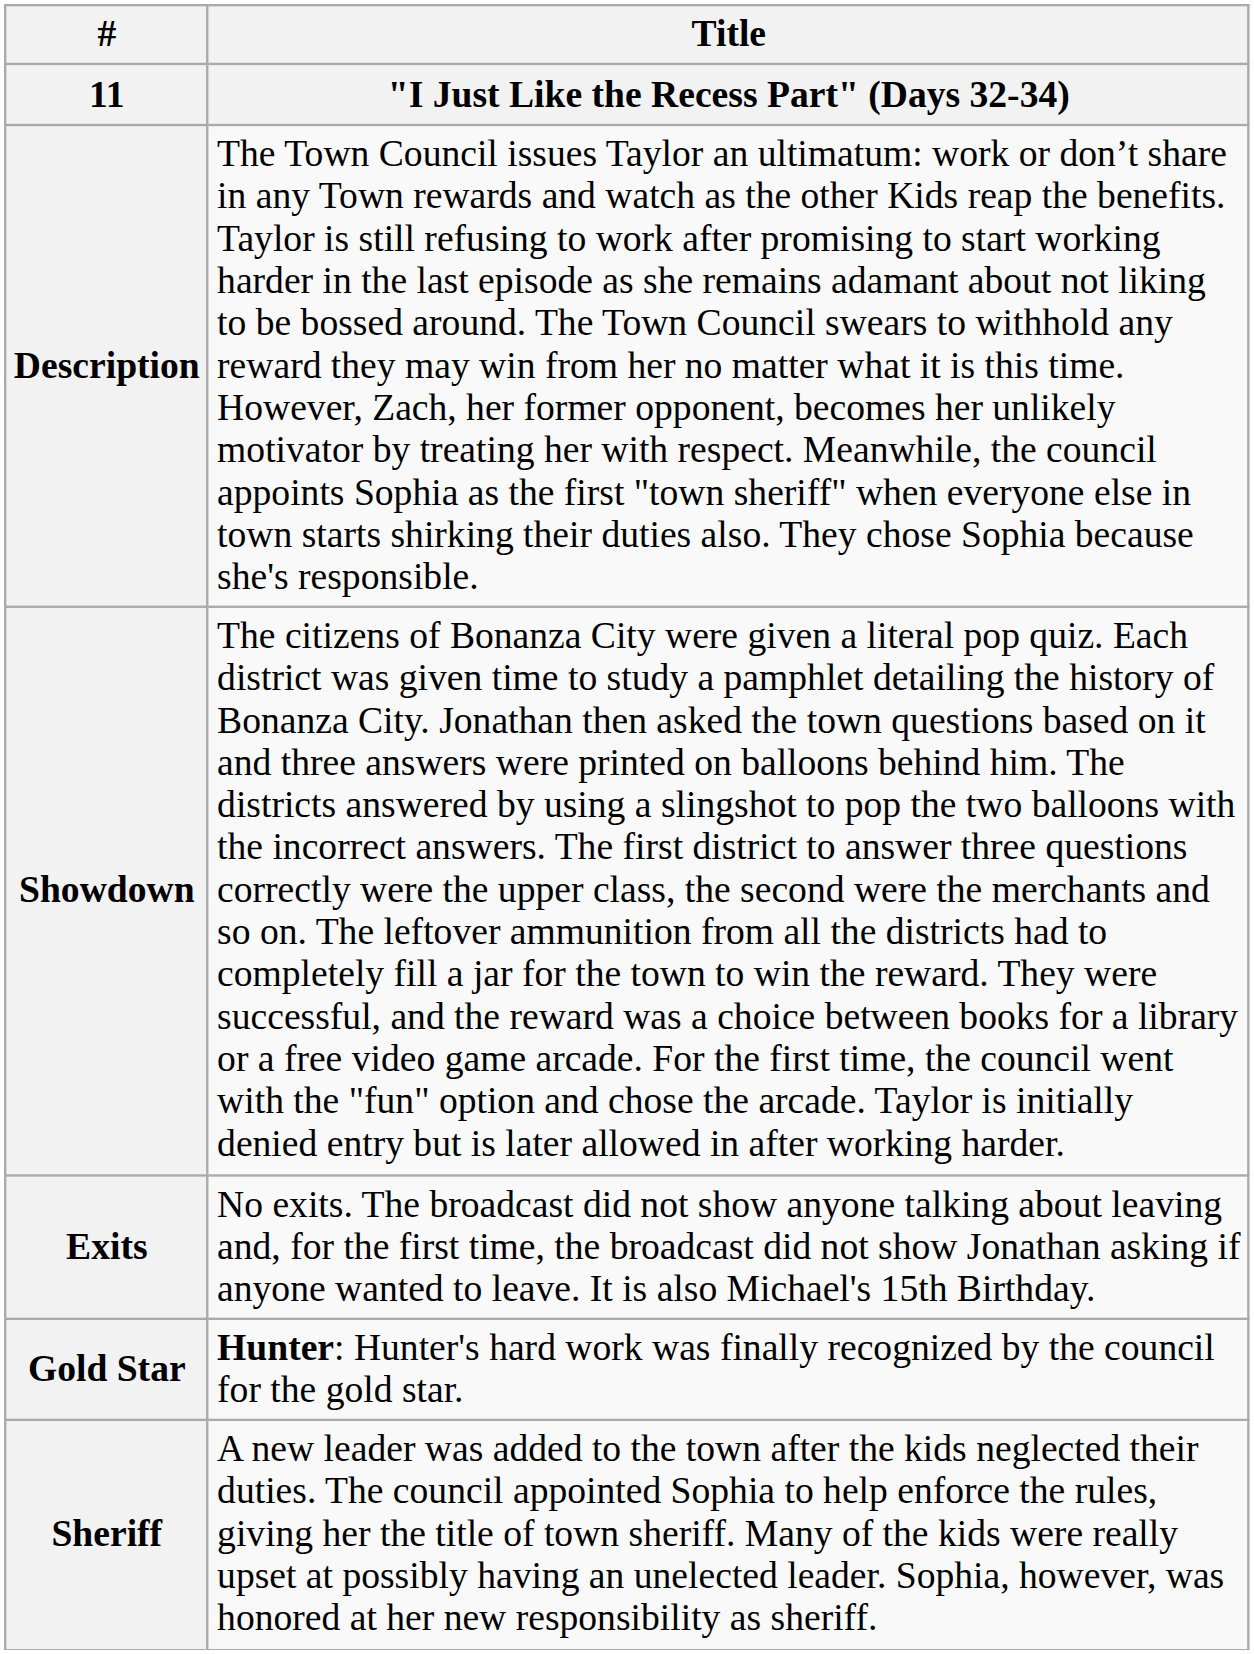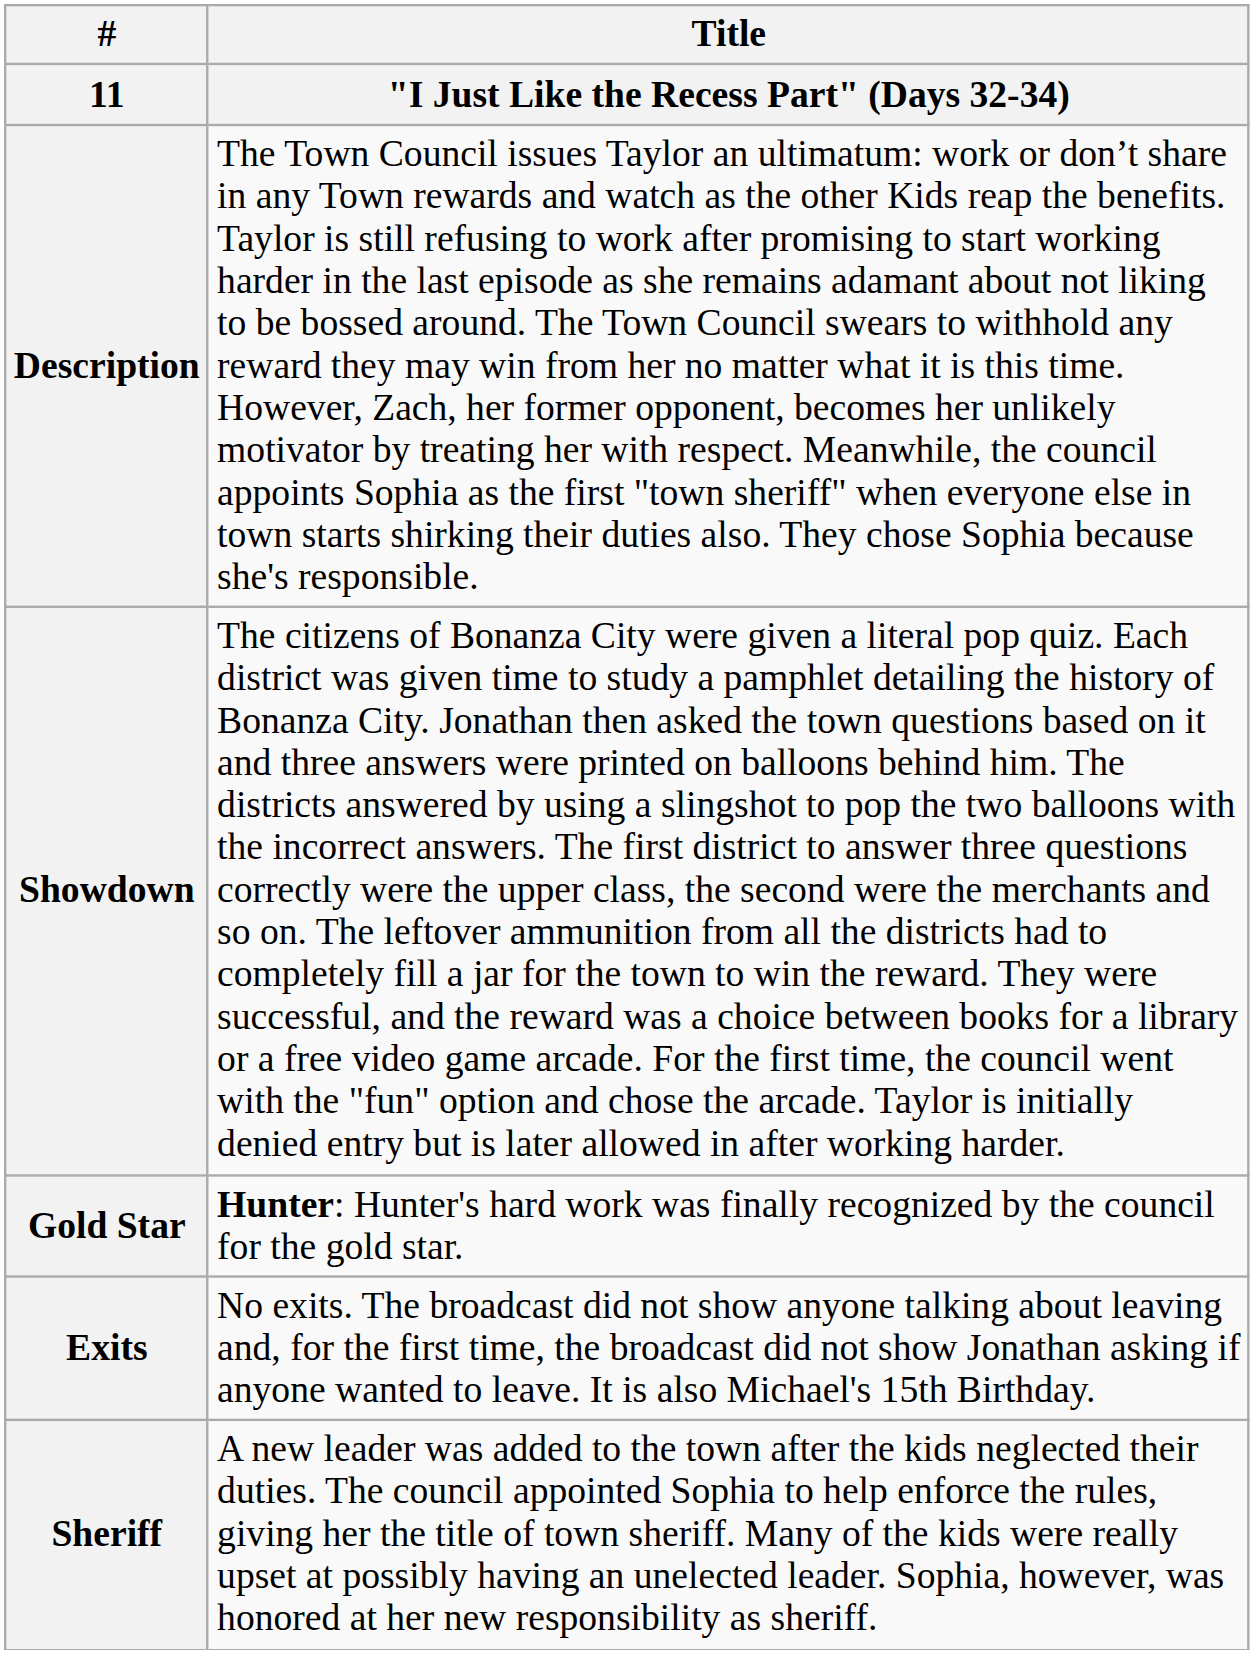rows swapped: (107, 1368) <-> (107, 1245)
